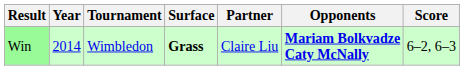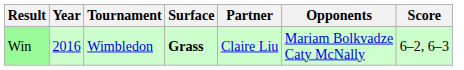(67, 45) 2014 -> (67, 45) 2016
(343, 45) bold -> (339, 45) normal
